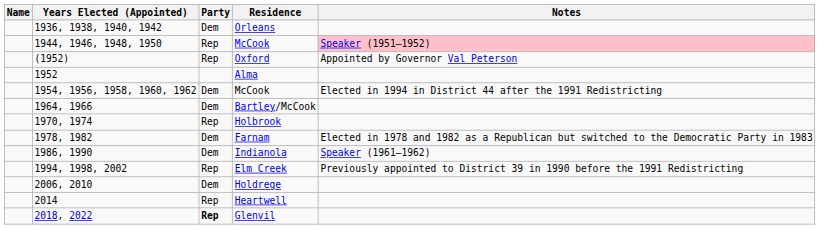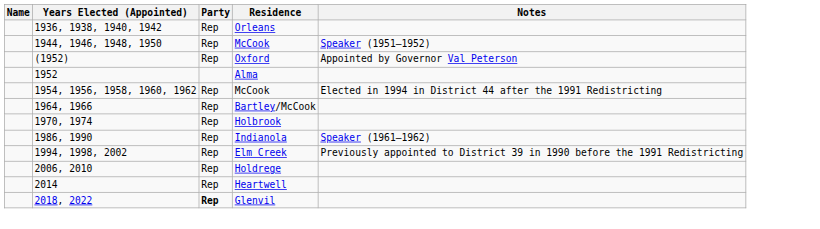(210, 28) Dem -> (210, 28) Rep
(375, 44) pink background -> (375, 44) no background
(210, 91) Dem -> (210, 91) Rep
(210, 106) Dem -> (210, 106) Rep
- row: (63, 138)
(210, 153) Dem -> (210, 138) Rep
(210, 185) Dem -> (210, 169) Rep
